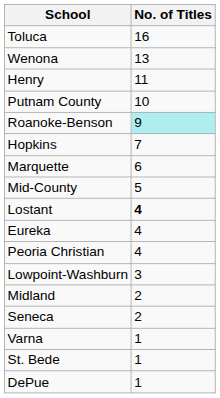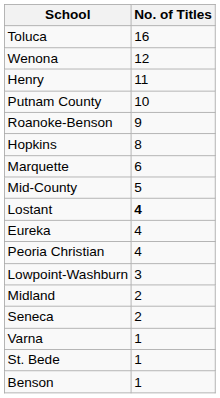(142, 58) 13 -> (142, 58) 12
(138, 123) paleturquoise background -> (138, 123) no background
(138, 144) 7 -> (138, 144) 8
+ row: (31, 381)
- row: (28, 381)
